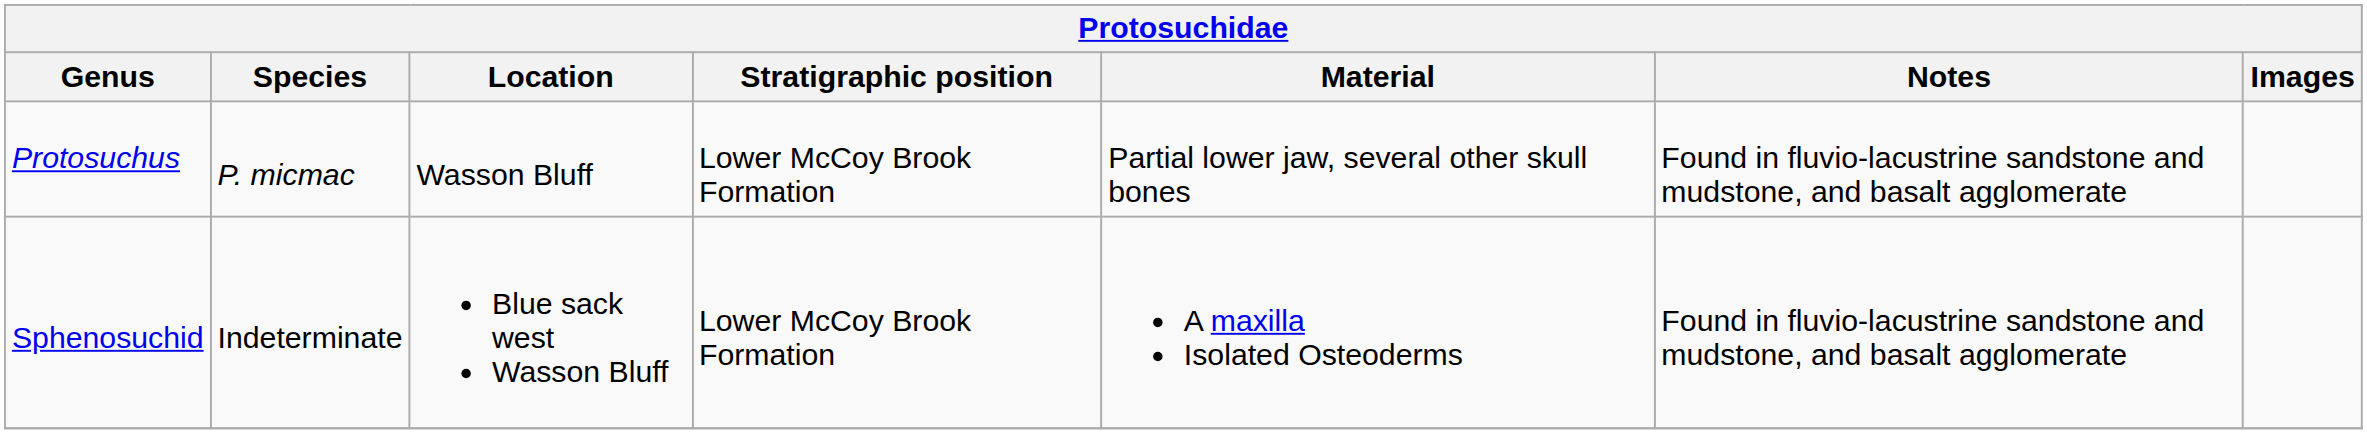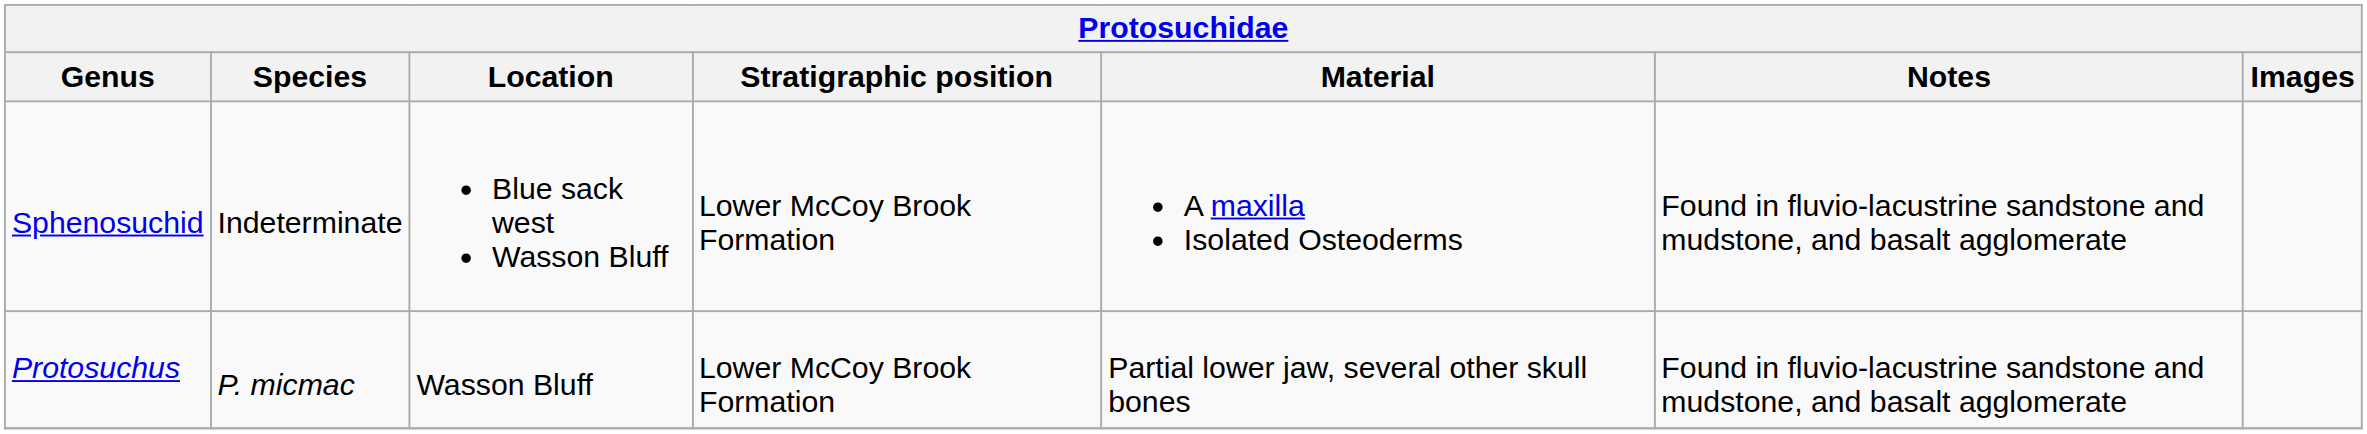rows swapped: (96, 158) <-> (108, 338)
